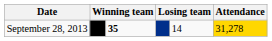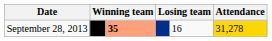(113, 28) no background -> (113, 28) lightsalmon background
(177, 28) 14 -> (177, 28) 16
